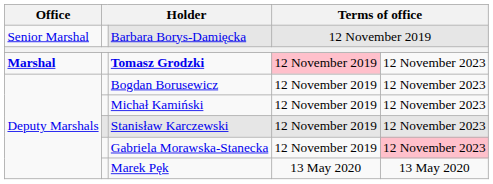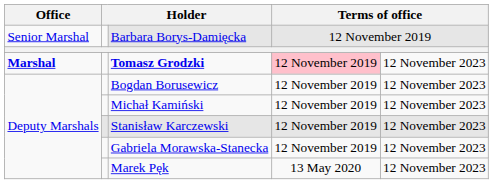(434, 147) pink background -> (434, 147) no background
(434, 168) 13 May 2020 -> (434, 168) 12 November 2023
